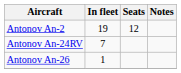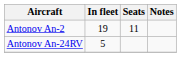(134, 28) 12 -> (134, 28) 11
(103, 44) 7 -> (103, 44) 5
- row: (38, 60)
